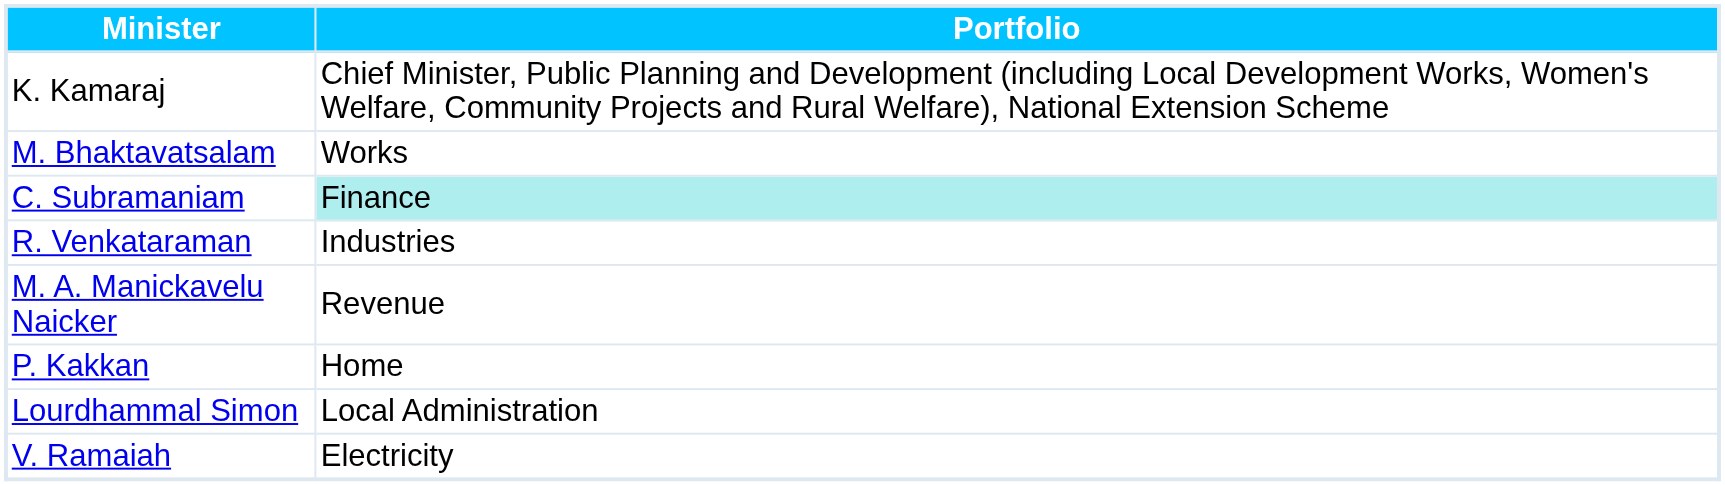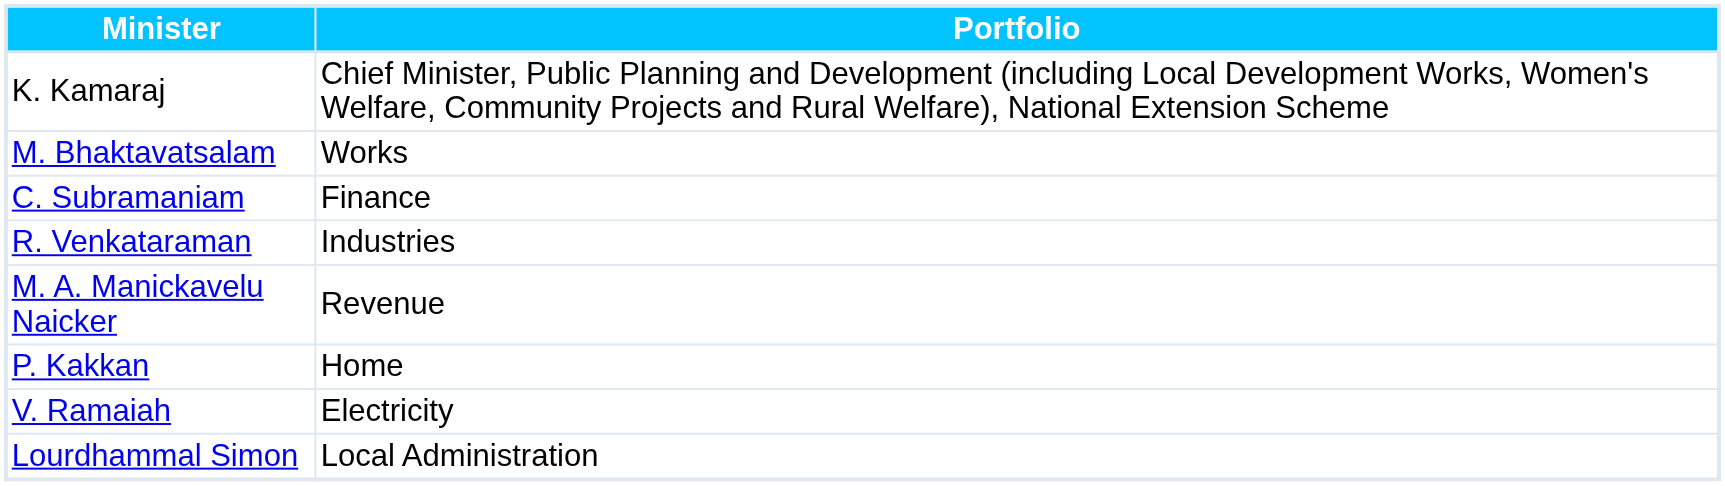(376, 197) paleturquoise background -> (376, 197) no background
rows swapped: (91, 455) <-> (155, 410)
